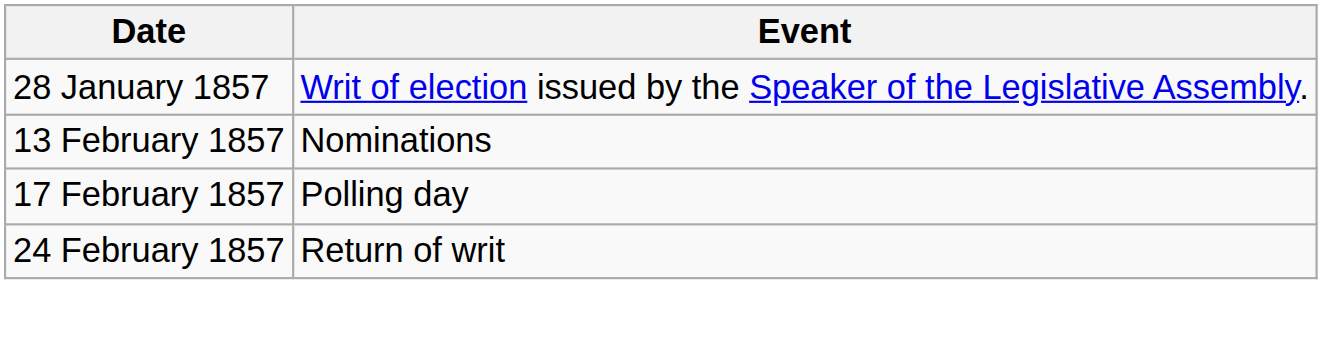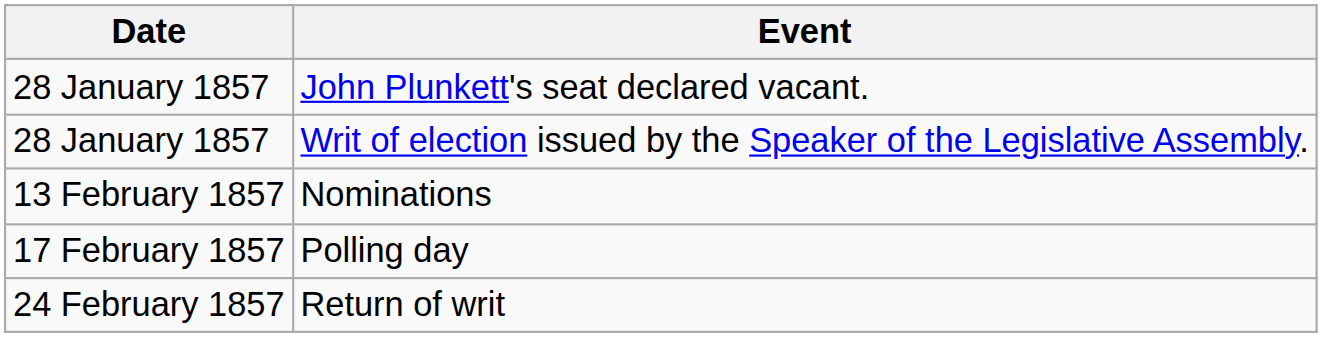+ row: (585, 86)
